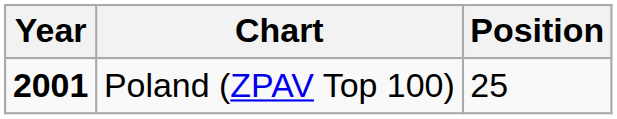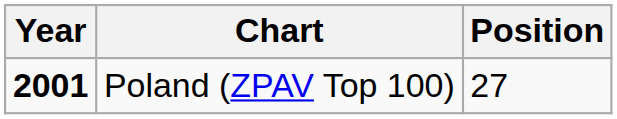(489, 85) 25 -> (489, 85) 27
